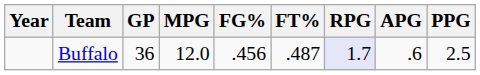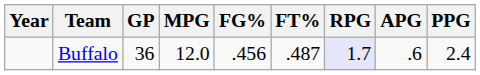(458, 53) 2.5 -> (458, 53) 2.4
